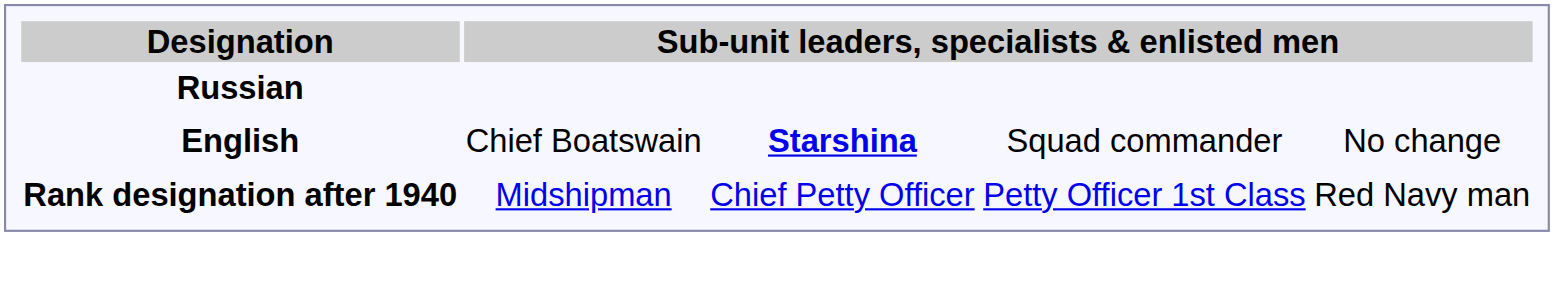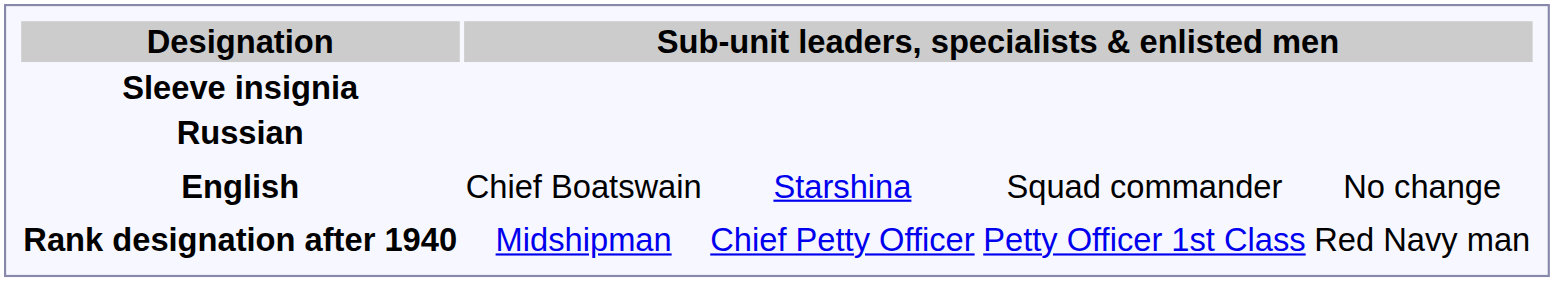+ row: (240, 87)
(842, 141) bold -> (842, 186) normal
